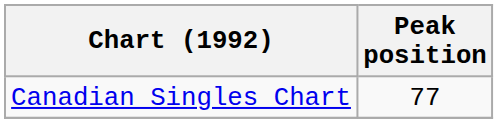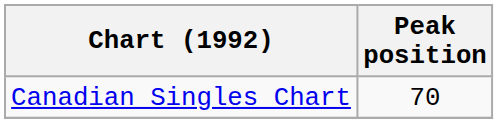(425, 98) 77 -> (425, 98) 70
